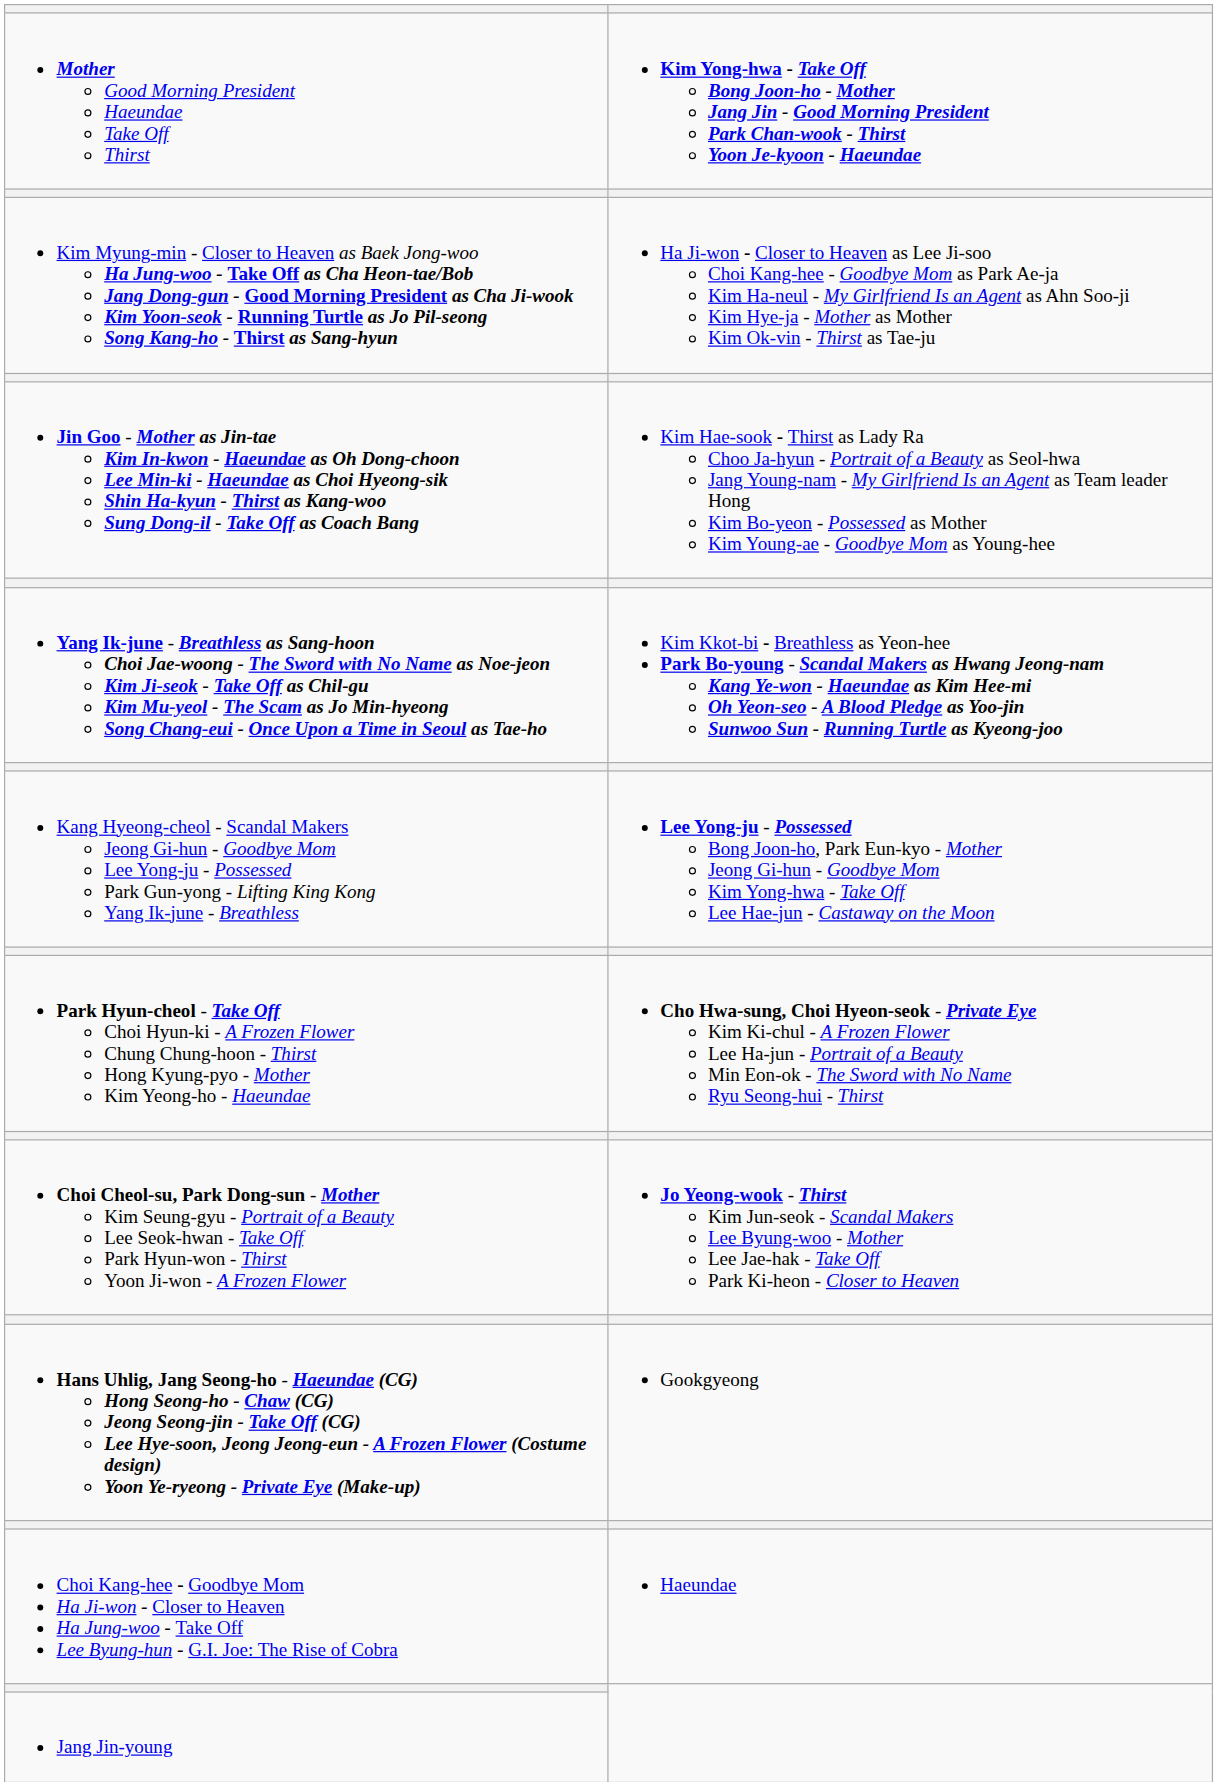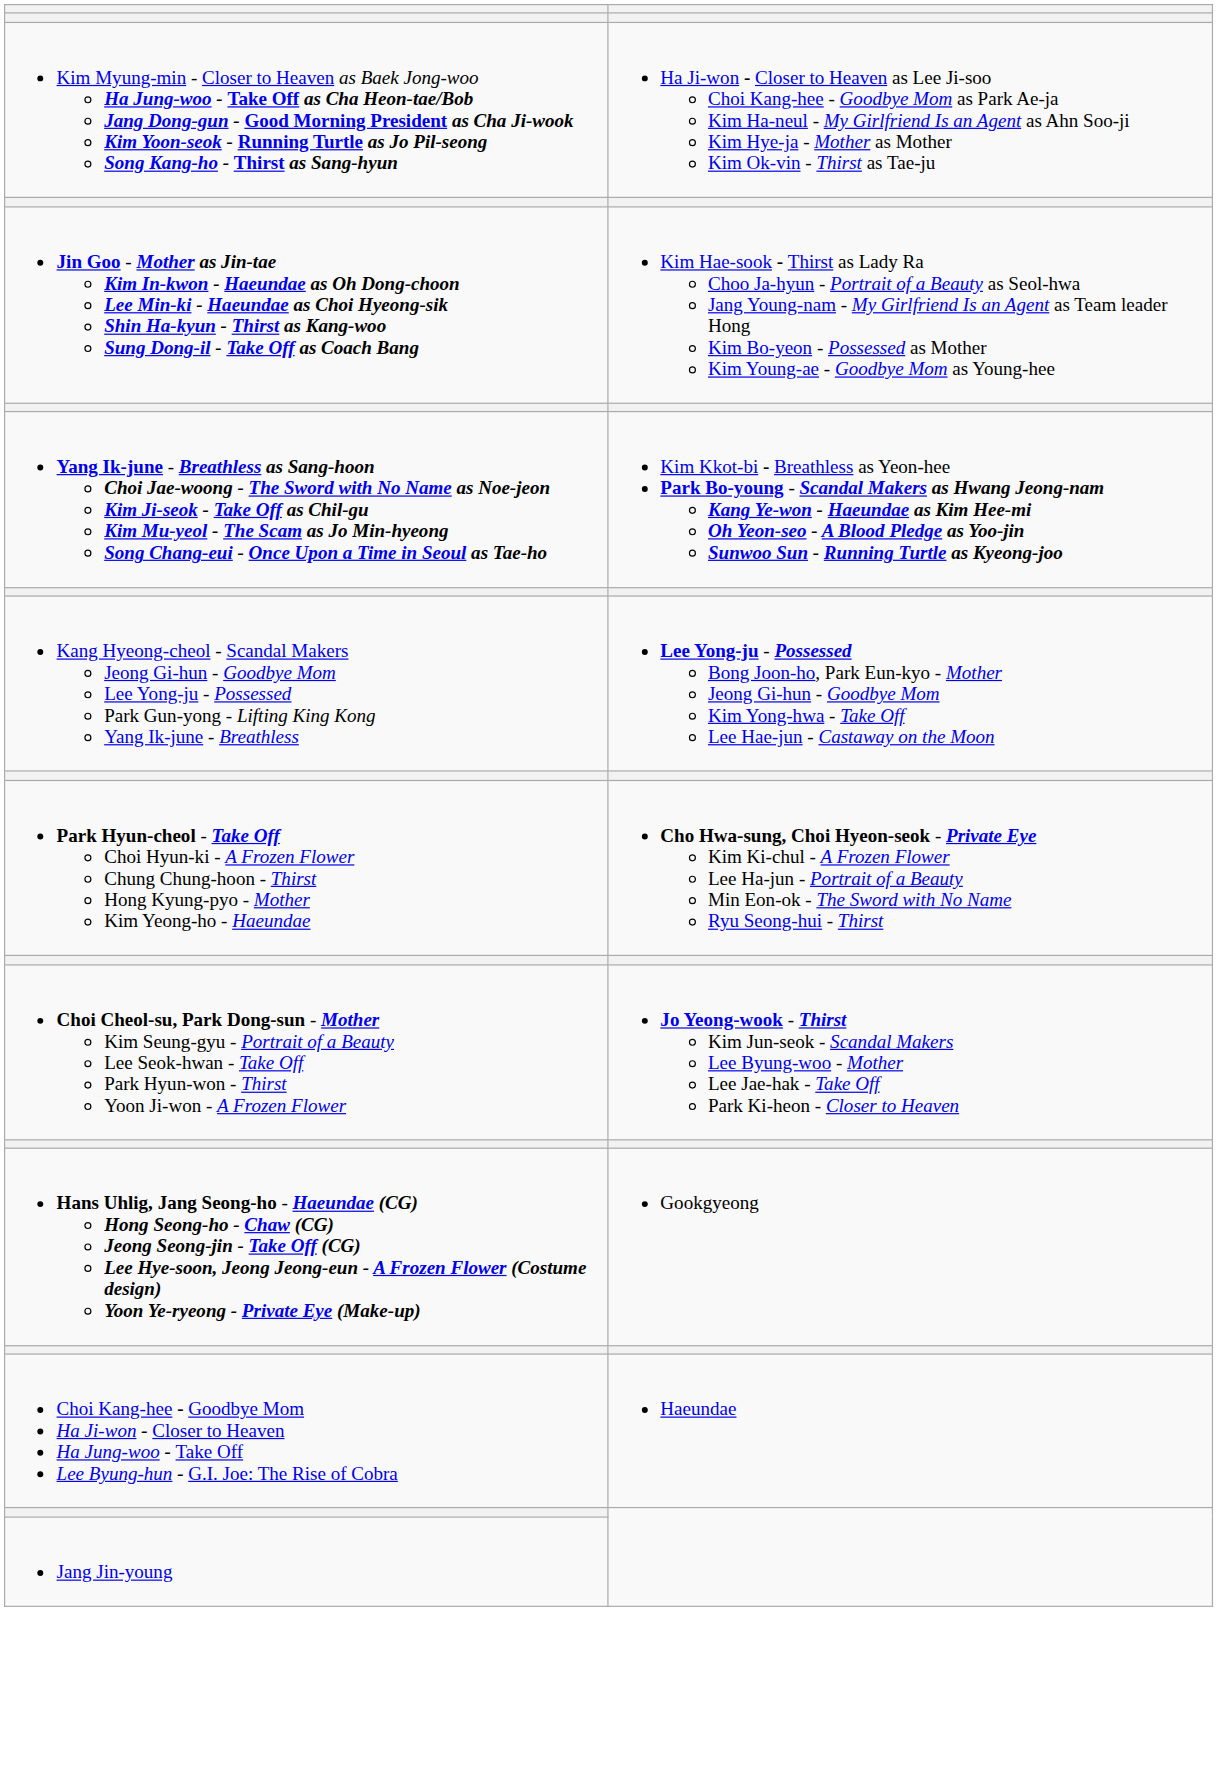- row: (306, 112)
